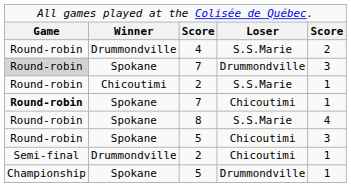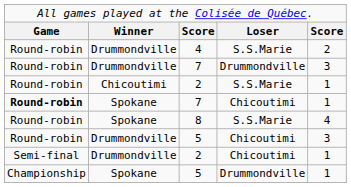(46, 67) lightgrey background -> (46, 67) no background
(134, 67) Spokane -> (134, 67) Drummondville
(134, 138) Spokane -> (134, 138) Drummondville
